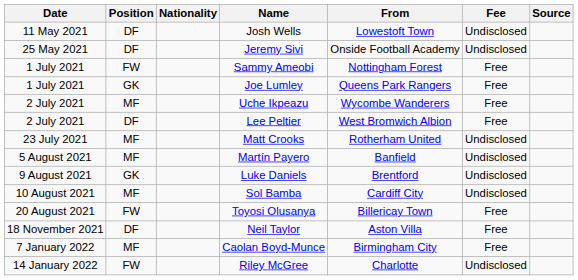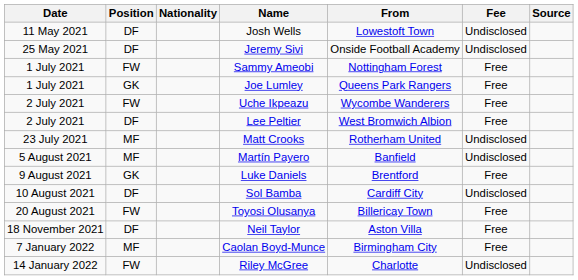(131, 103) MF -> (131, 103) FW
(496, 175) Undisclosed -> (496, 175) Free
(131, 193) MF -> (131, 193) DF
